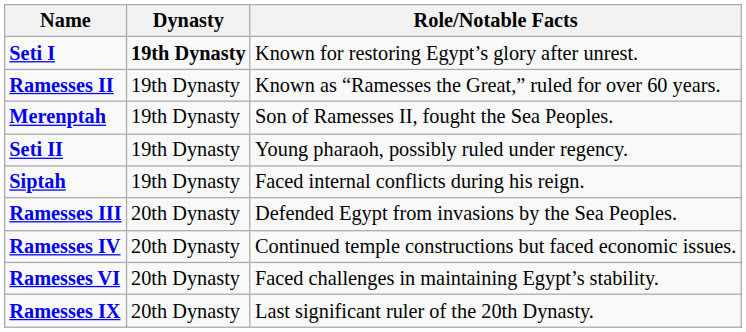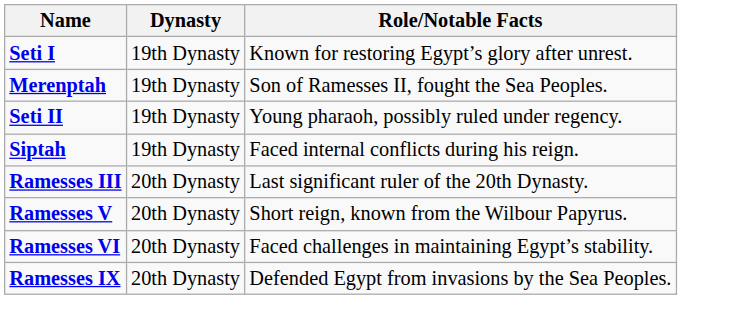(188, 52) bold -> (185, 52) normal
- row: (62, 85)
(466, 213) Defended Egypt from invasions by the Sea Peoples. -> (419, 181) Last significant ruler of the 20th Dynasty.
- row: (65, 246)
+ row: (61, 213)
(424, 310) Last significant ruler of the 20th Dynasty. -> (460, 278) Defended Egypt from invasions by the Sea Peoples.
